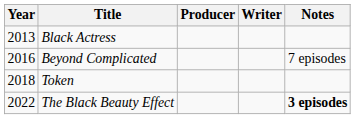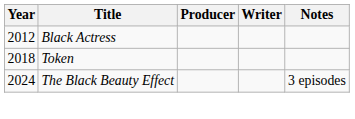(21, 37) 2013 -> (21, 37) 2012
- row: (99, 59)
(21, 102) 2022 -> (21, 80) 2024
(318, 102) bold -> (317, 80) normal
